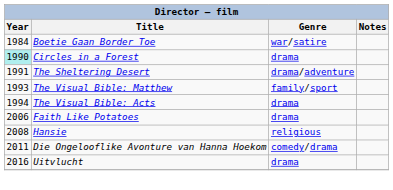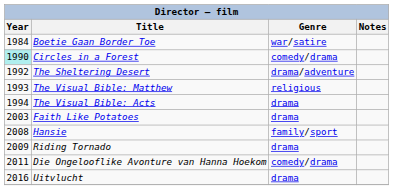(285, 57) drama -> (304, 57) comedy/drama
(18, 72) 1991 -> (18, 72) 1992
(304, 87) family/sport -> (296, 87) religious
(18, 117) 2006 -> (18, 117) 2003
(296, 132) religious -> (304, 132) family/sport
+ row: (72, 147)
